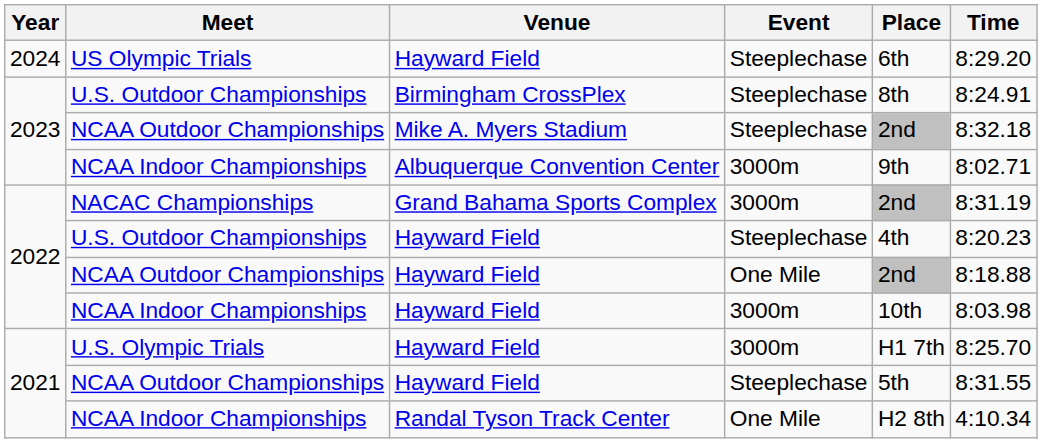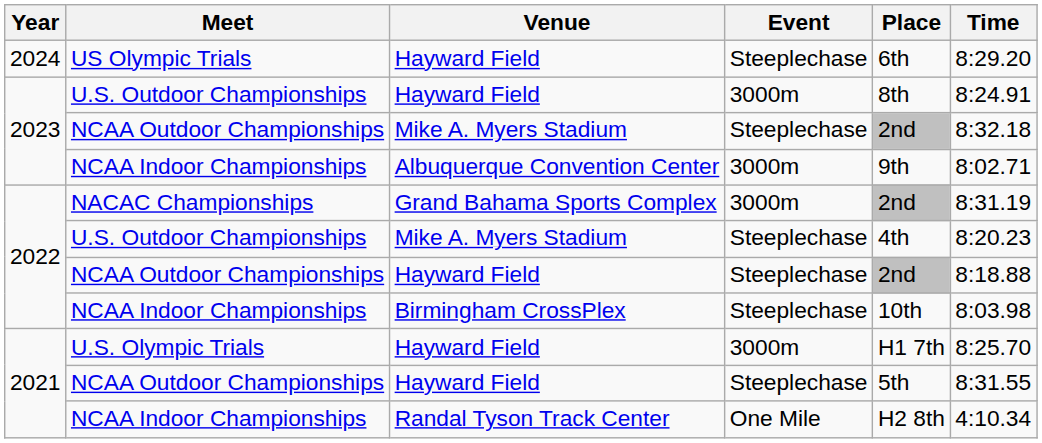(510, 94) Birmingham CrossPlex -> (467, 94) Hayward Field
(799, 94) Steeplechase -> (764, 94) 3000m
(467, 238) Hayward Field -> (511, 238) Mike A. Myers Stadium
(775, 274) One Mile -> (799, 274) Steeplechase
(467, 310) Hayward Field -> (510, 310) Birmingham CrossPlex
(764, 310) 3000m -> (799, 310) Steeplechase
